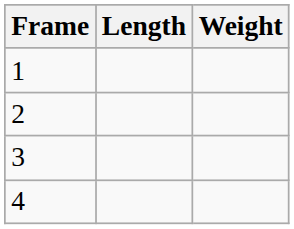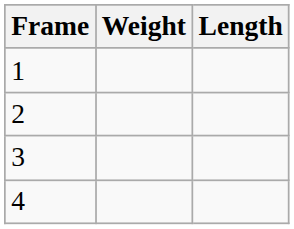columns swapped: (144, 26) <-> (241, 26)
